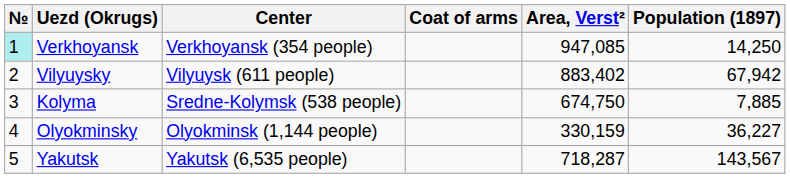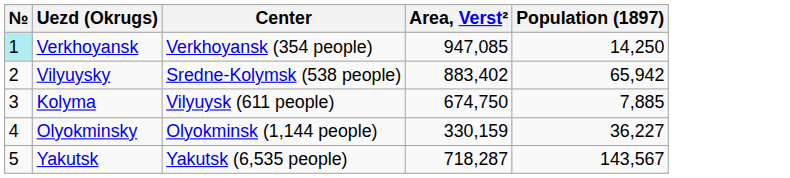- column: (464, 18)
(250, 74) Vilyuysk (611 people) -> (284, 74) Sredne-Kolymsk (538 people)
(754, 74) 67,942 -> (637, 74) 65,942
(284, 103) Sredne-Kolymsk (538 people) -> (250, 103) Vilyuysk (611 people)
